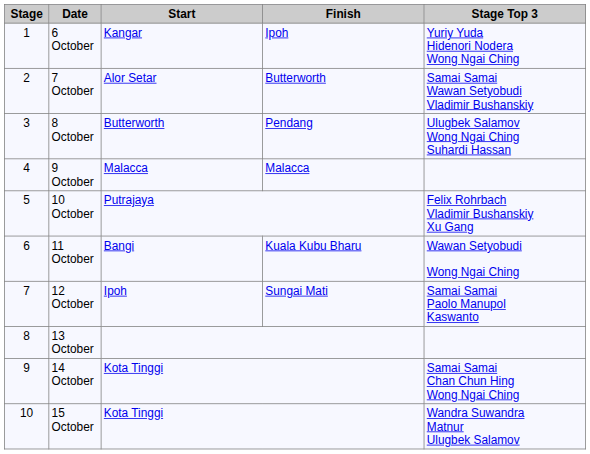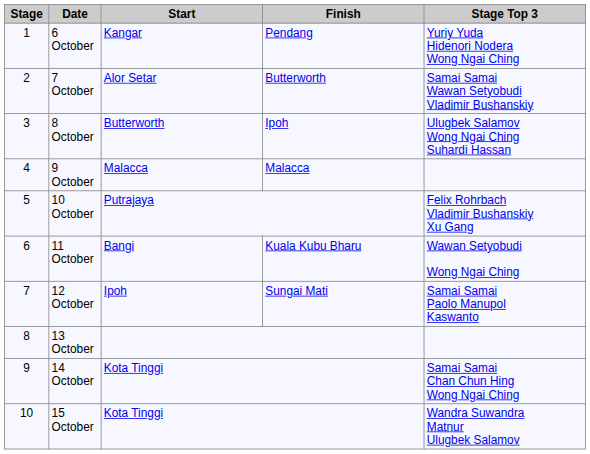(277, 32) Ipoh -> (289, 32) Pendang
(289, 123) Pendang -> (277, 123) Ipoh
